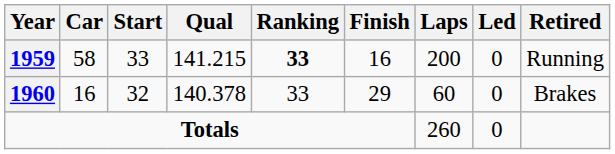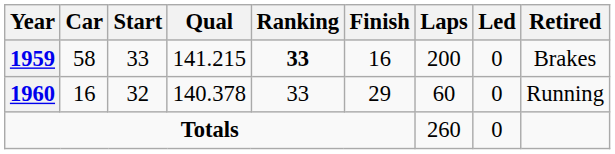(565, 58) Running -> (565, 58) Brakes
(565, 93) Brakes -> (565, 93) Running
